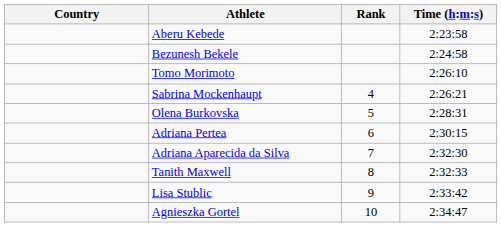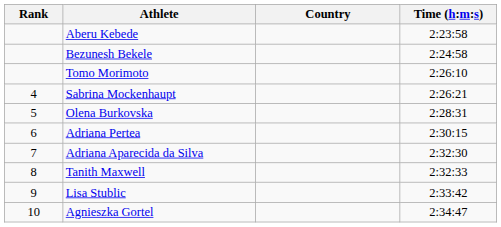columns swapped: (371, 14) <-> (77, 14)
